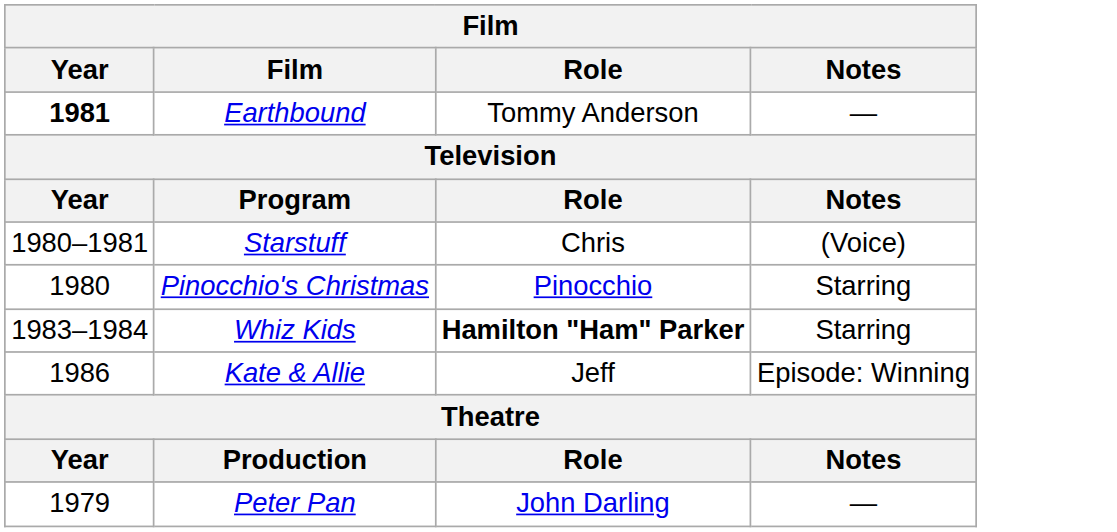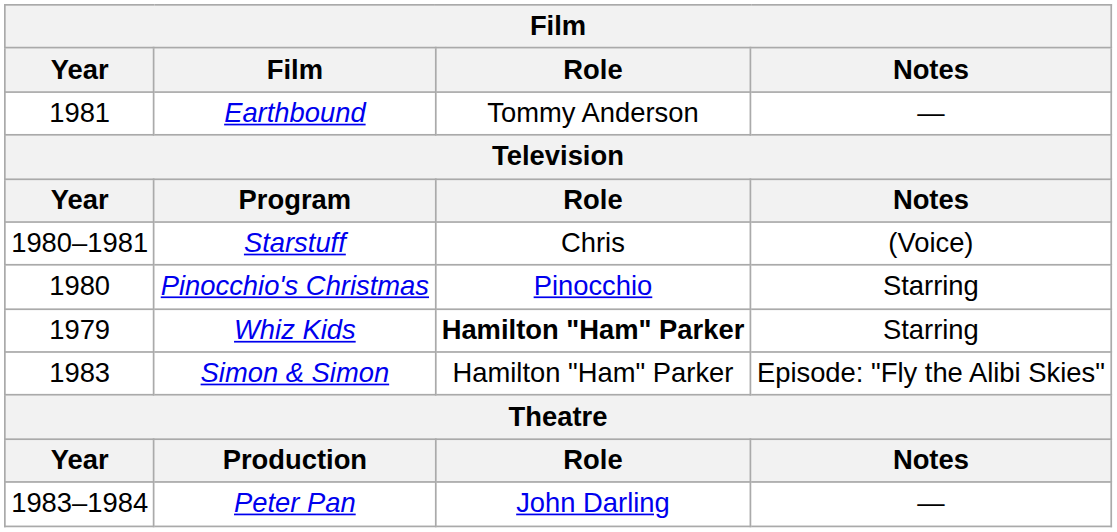(80, 112) bold -> (80, 112) normal
(80, 329) 1983–1984 -> (80, 329) 1979
+ row: (295, 373)
- row: (295, 373)
(80, 503) 1979 -> (80, 503) 1983–1984
